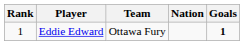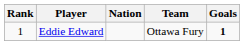columns swapped: (187, 13) <-> (137, 13)
